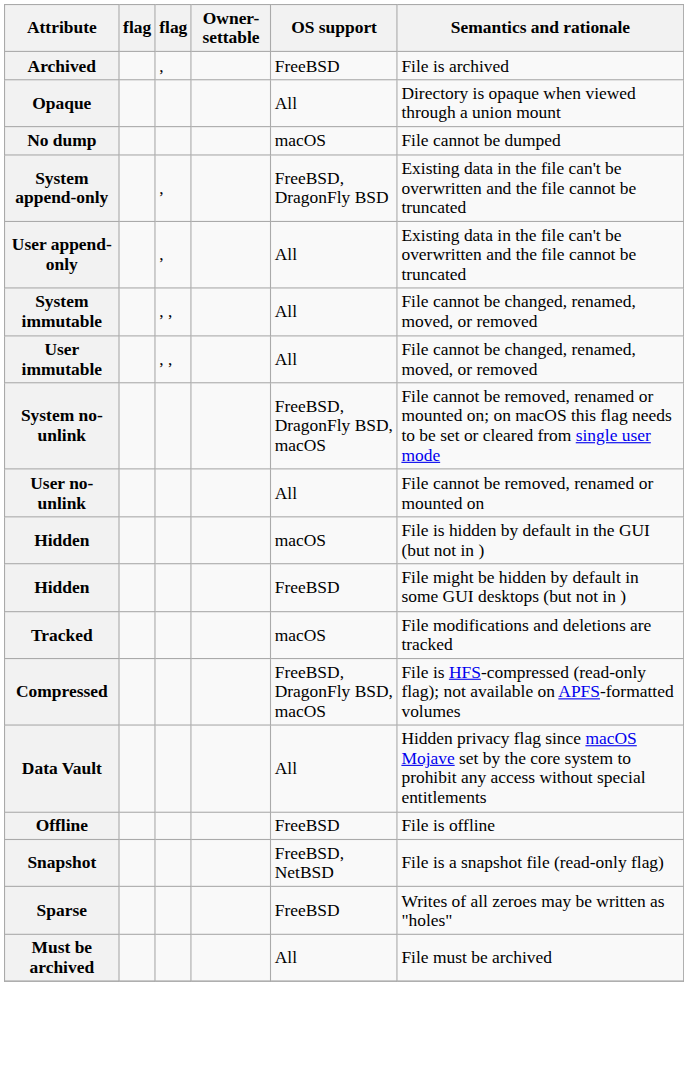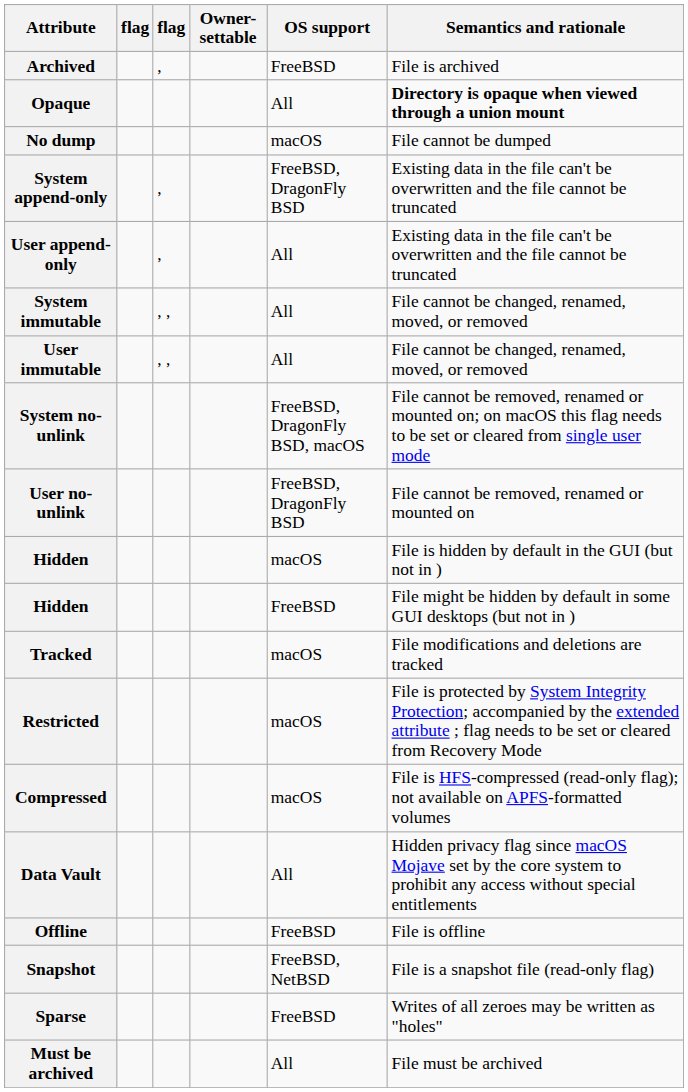(519, 103) normal -> (514, 103) bold
(286, 492) All -> (309, 502) FreeBSD, DragonFly BSD
+ row: (61, 721)
(334, 691) FreeBSD, DragonFly BSD, macOS -> (296, 797) macOS
